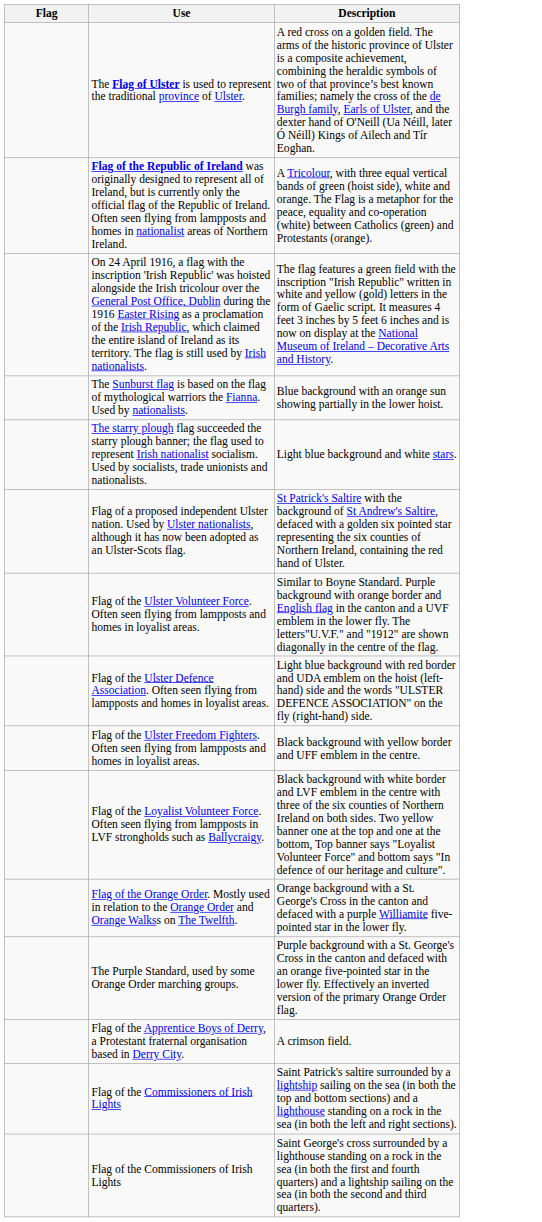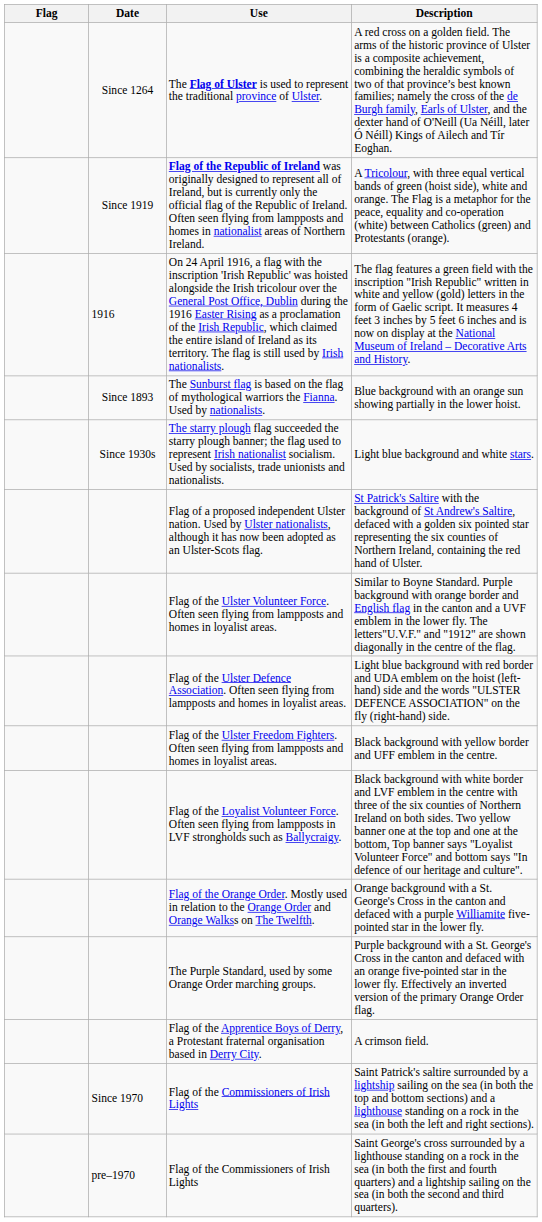+ column: (128, 13)
